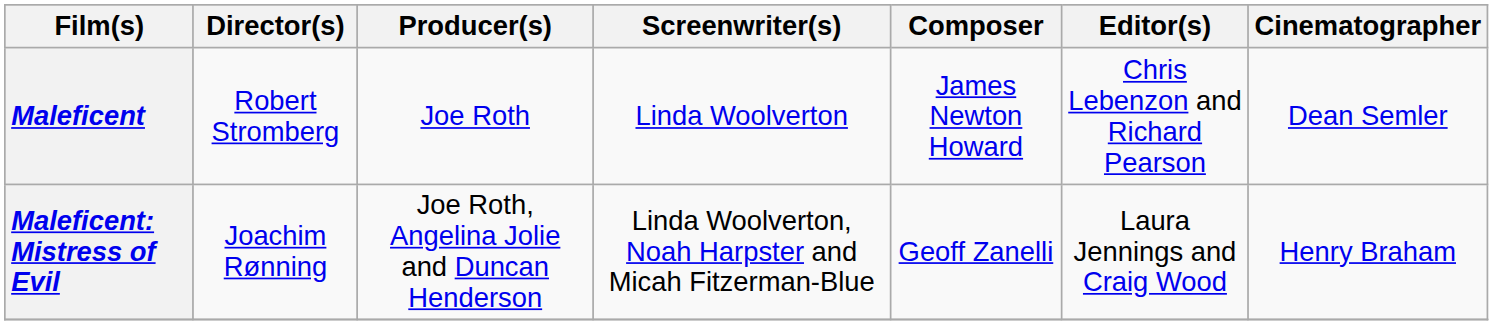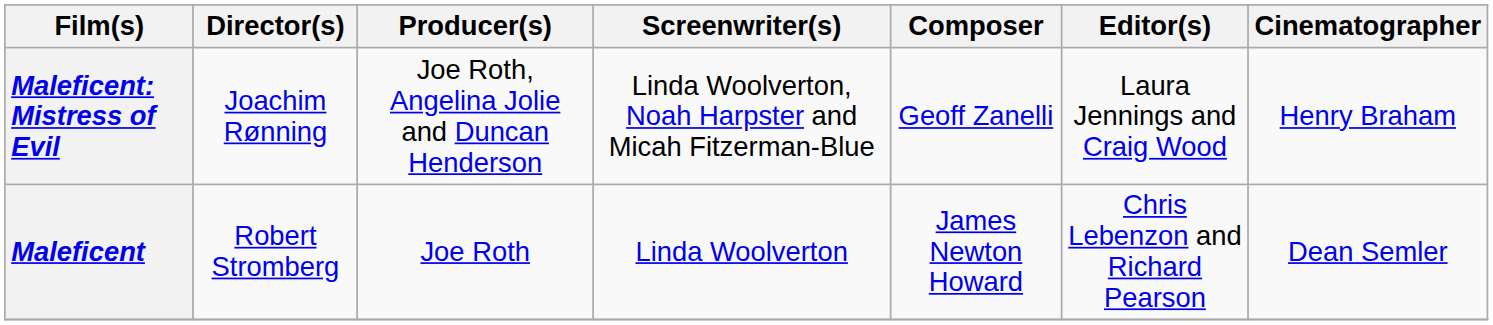rows swapped: (78, 115) <-> (83, 251)
